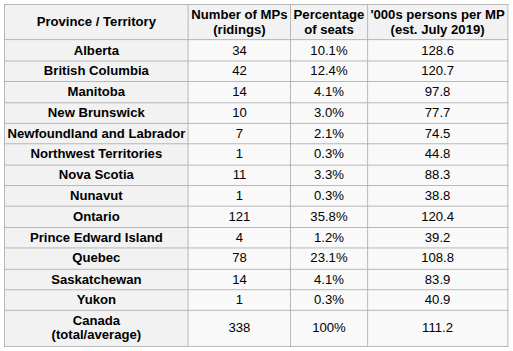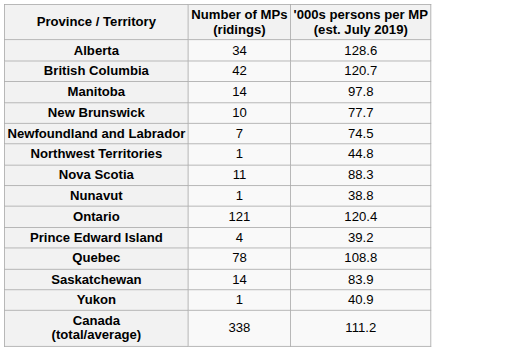- column: (329, 22)
